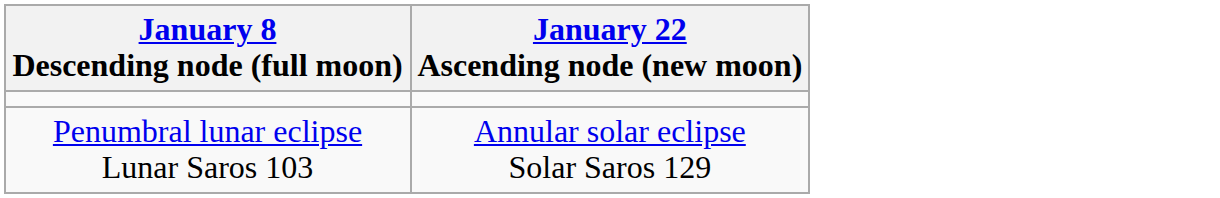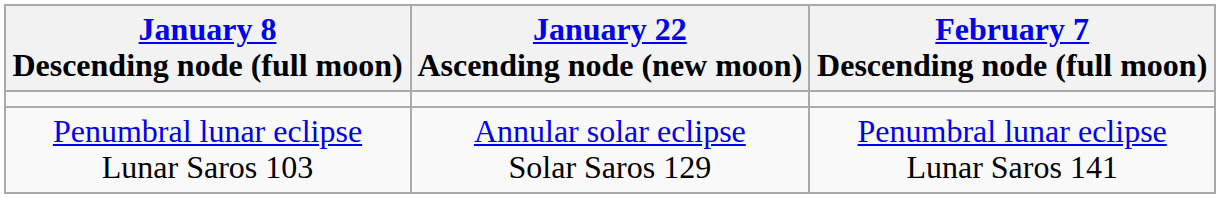+ column: (1012, 47)
